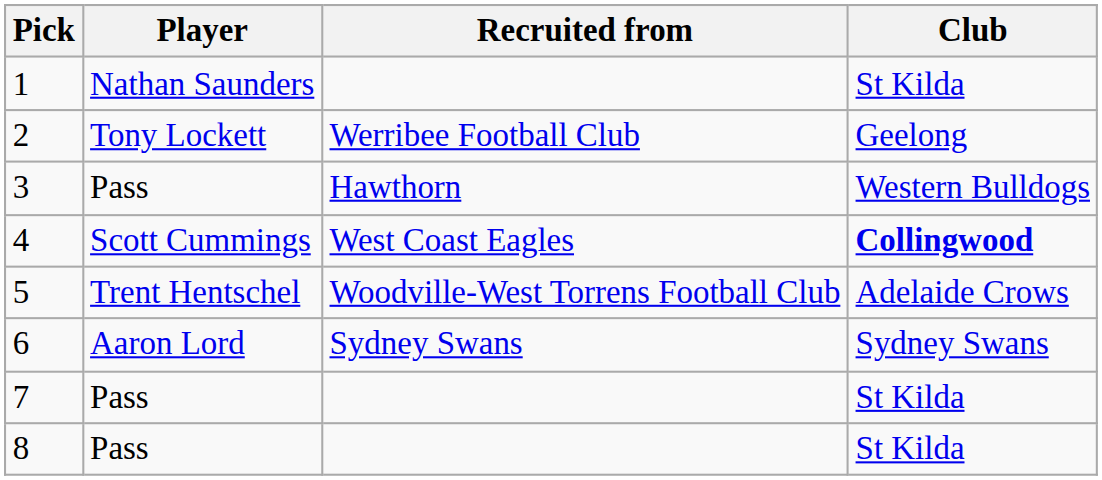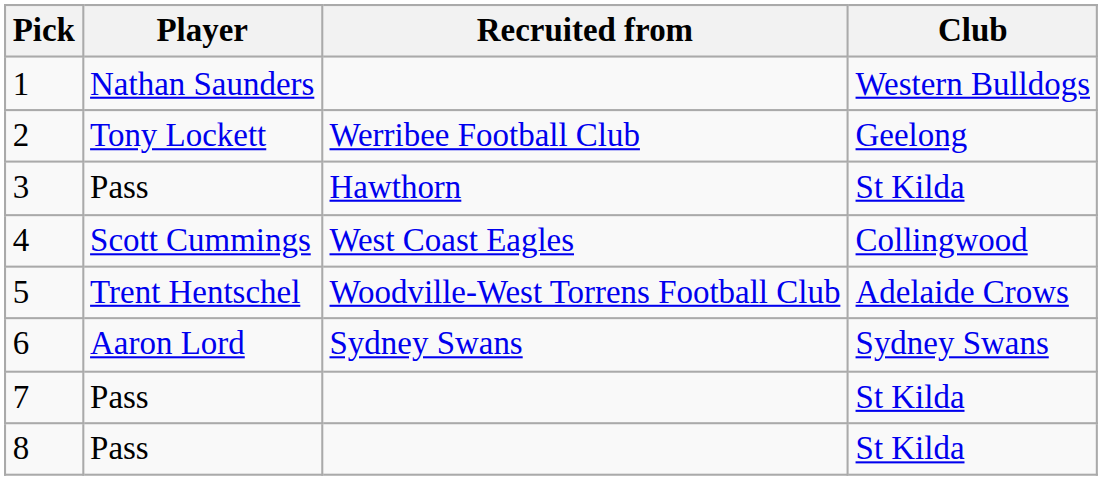(910, 82) St Kilda -> (973, 82) Western Bulldogs
(973, 187) Western Bulldogs -> (910, 187) St Kilda
(944, 239) bold -> (942, 239) normal
